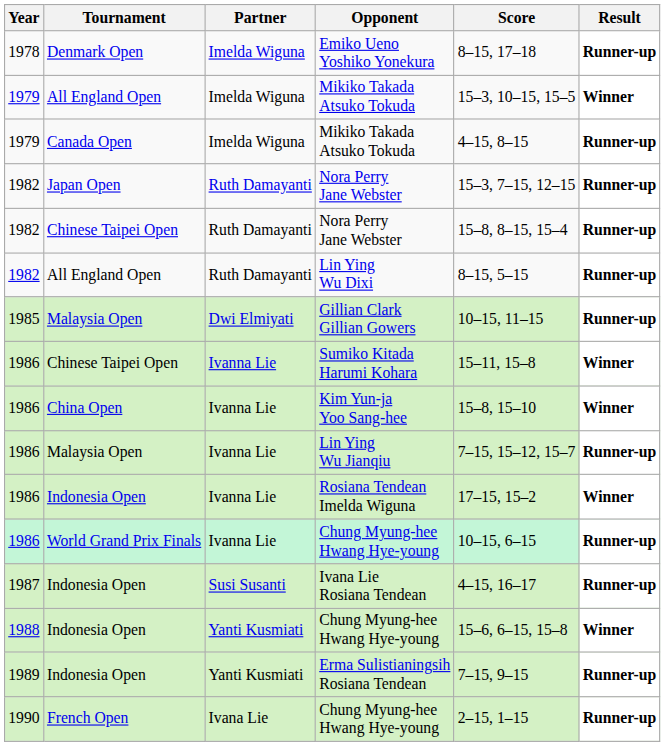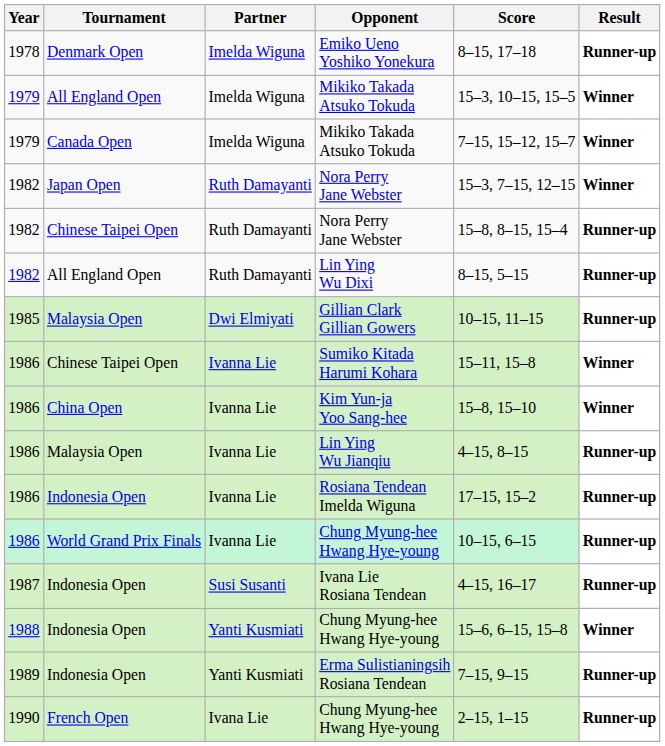(493, 141) 4–15, 8–15 -> (517, 141) 7–15, 15–12, 15–7
(620, 141) Runner-up -> (608, 141) Winner
(620, 186) Runner-up -> (608, 186) Winner
(517, 452) 7–15, 15–12, 15–7 -> (493, 452) 4–15, 8–15
(608, 497) Winner -> (620, 497) Runner-up
